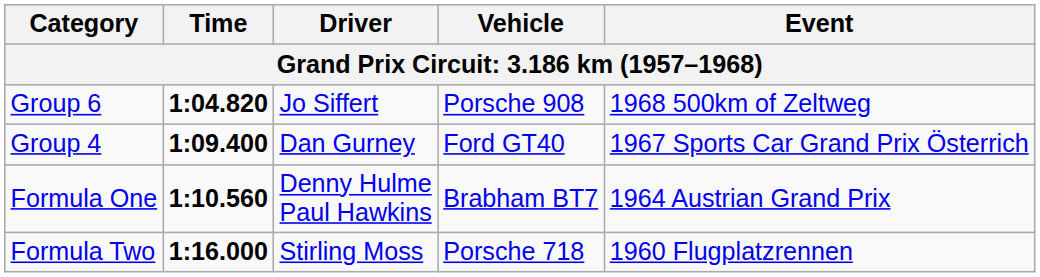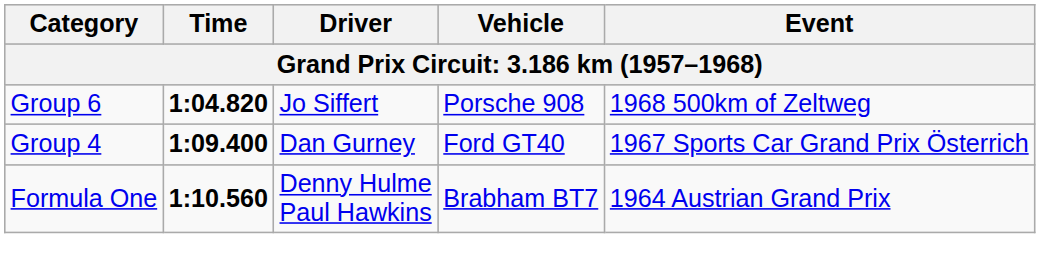- row: (83, 251)
